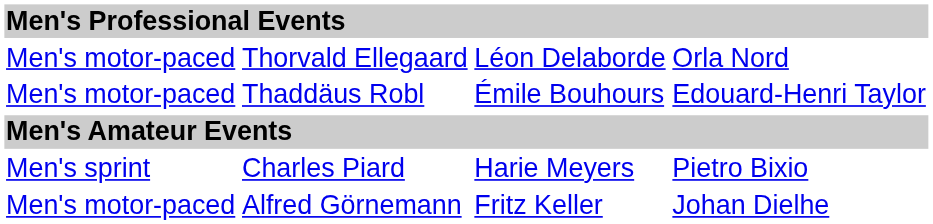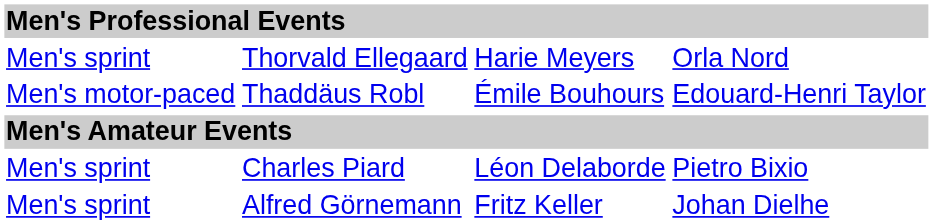(121, 57) Men's motor-paced -> (78, 57) Men's sprint
(570, 57) Léon Delaborde -> (554, 57) Harie Meyers
(554, 168) Harie Meyers -> (570, 168) Léon Delaborde
(121, 205) Men's motor-paced -> (78, 205) Men's sprint
